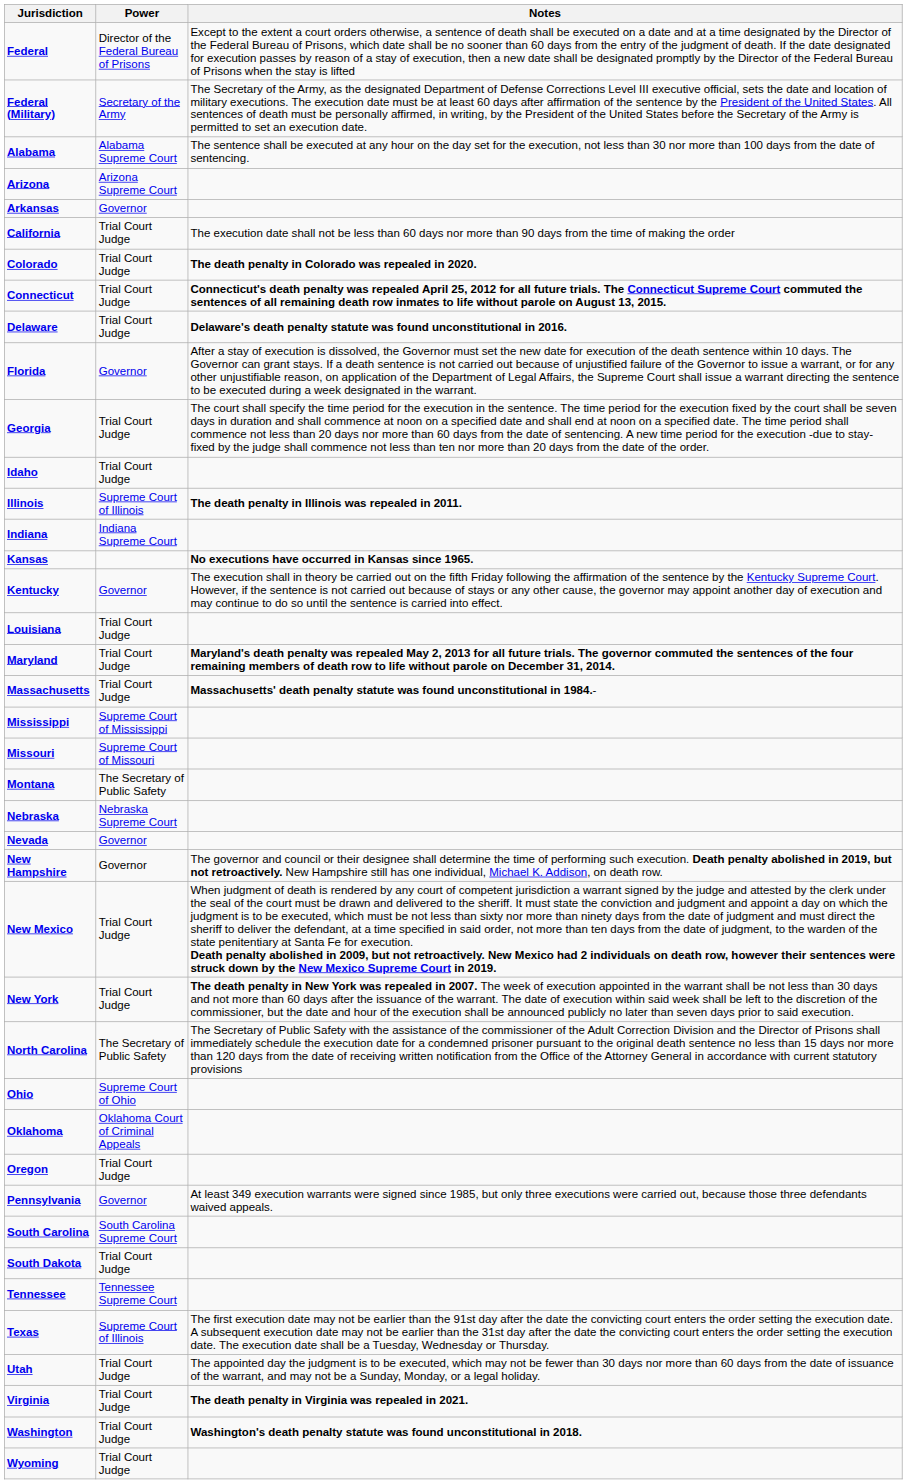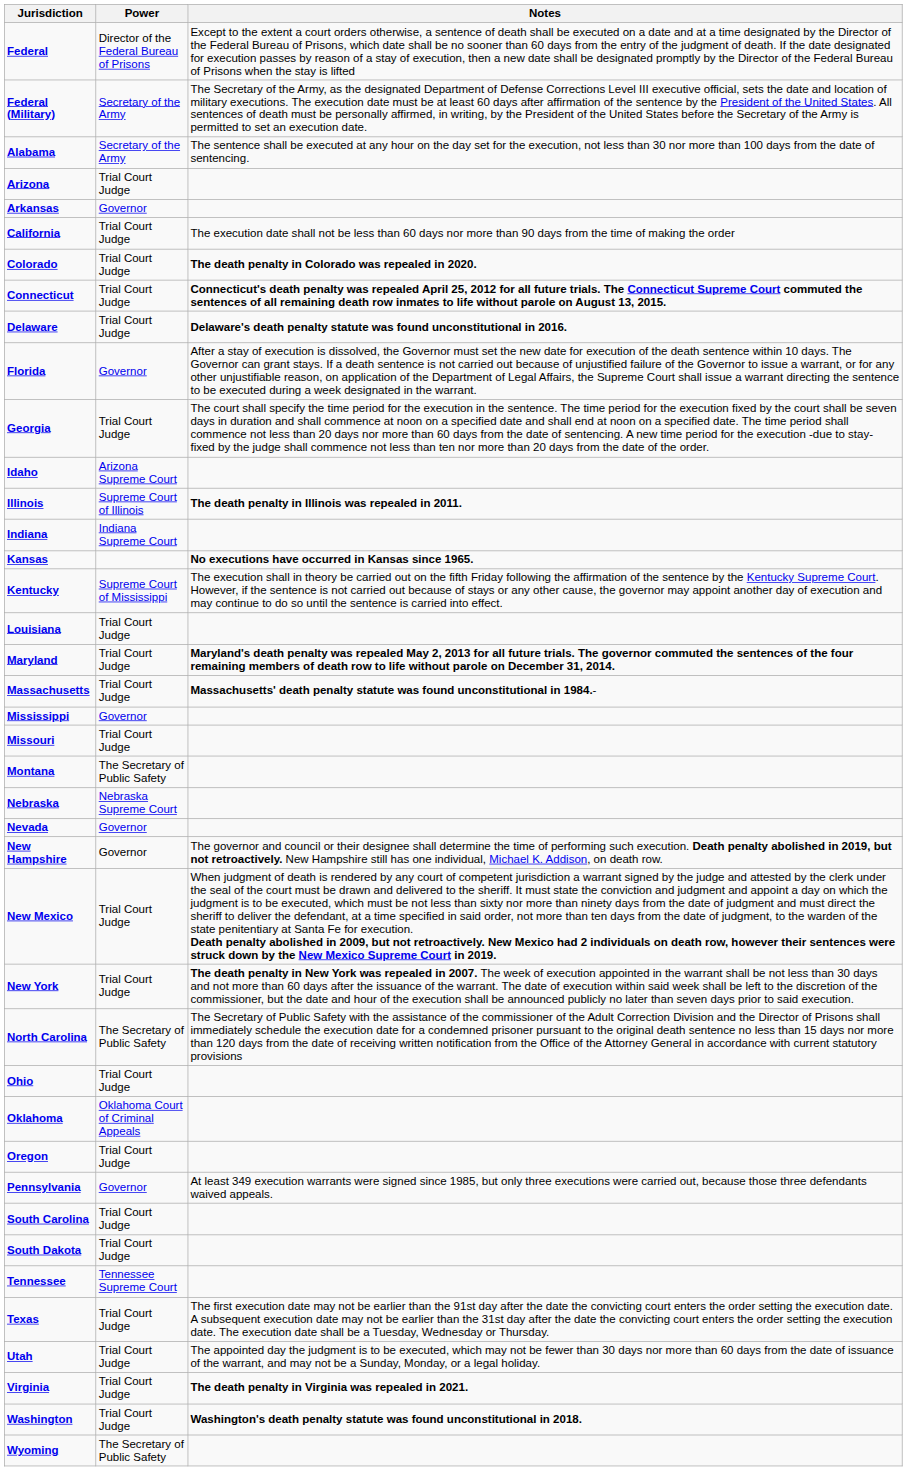(138, 152) Alabama Supreme Court -> (139, 152) Secretary of the Army
(138, 183) Arizona Supreme Court -> (125, 183) Trial Court Judge
(125, 472) Trial Court Judge -> (138, 472) Arizona Supreme Court
(123, 591) Governor -> (138, 591) Supreme Court of Mississippi
(138, 722) Supreme Court of Mississippi -> (123, 715) Governor
(138, 753) Supreme Court of Missouri -> (125, 740) Trial Court Judge
(138, 1094) Supreme Court of Ohio -> (125, 1081) Trial Court Judge
(138, 1232) South Carolina Supreme Court -> (125, 1219) Trial Court Judge
(138, 1332) Supreme Court of Illinois -> (125, 1319) Trial Court Judge
(125, 1463) Trial Court Judge -> (141, 1450) The Secretary of Public Safety
